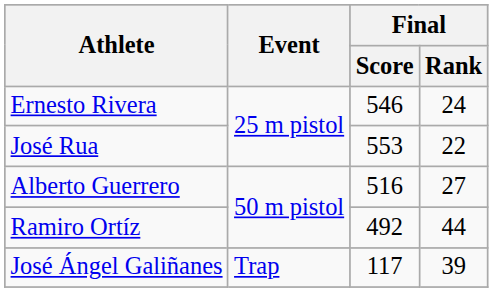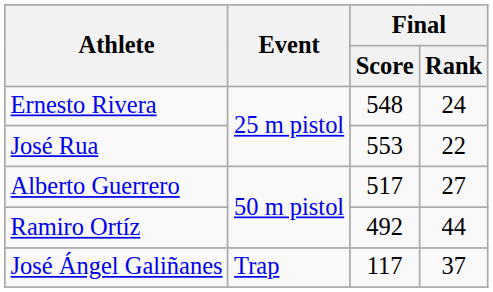(385, 105) 546 -> (385, 105) 548
(385, 186) 516 -> (385, 186) 517
(454, 267) 39 -> (454, 267) 37
